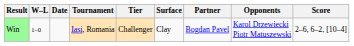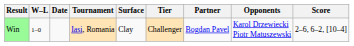columns swapped: (135, 11) <-> (169, 11)
